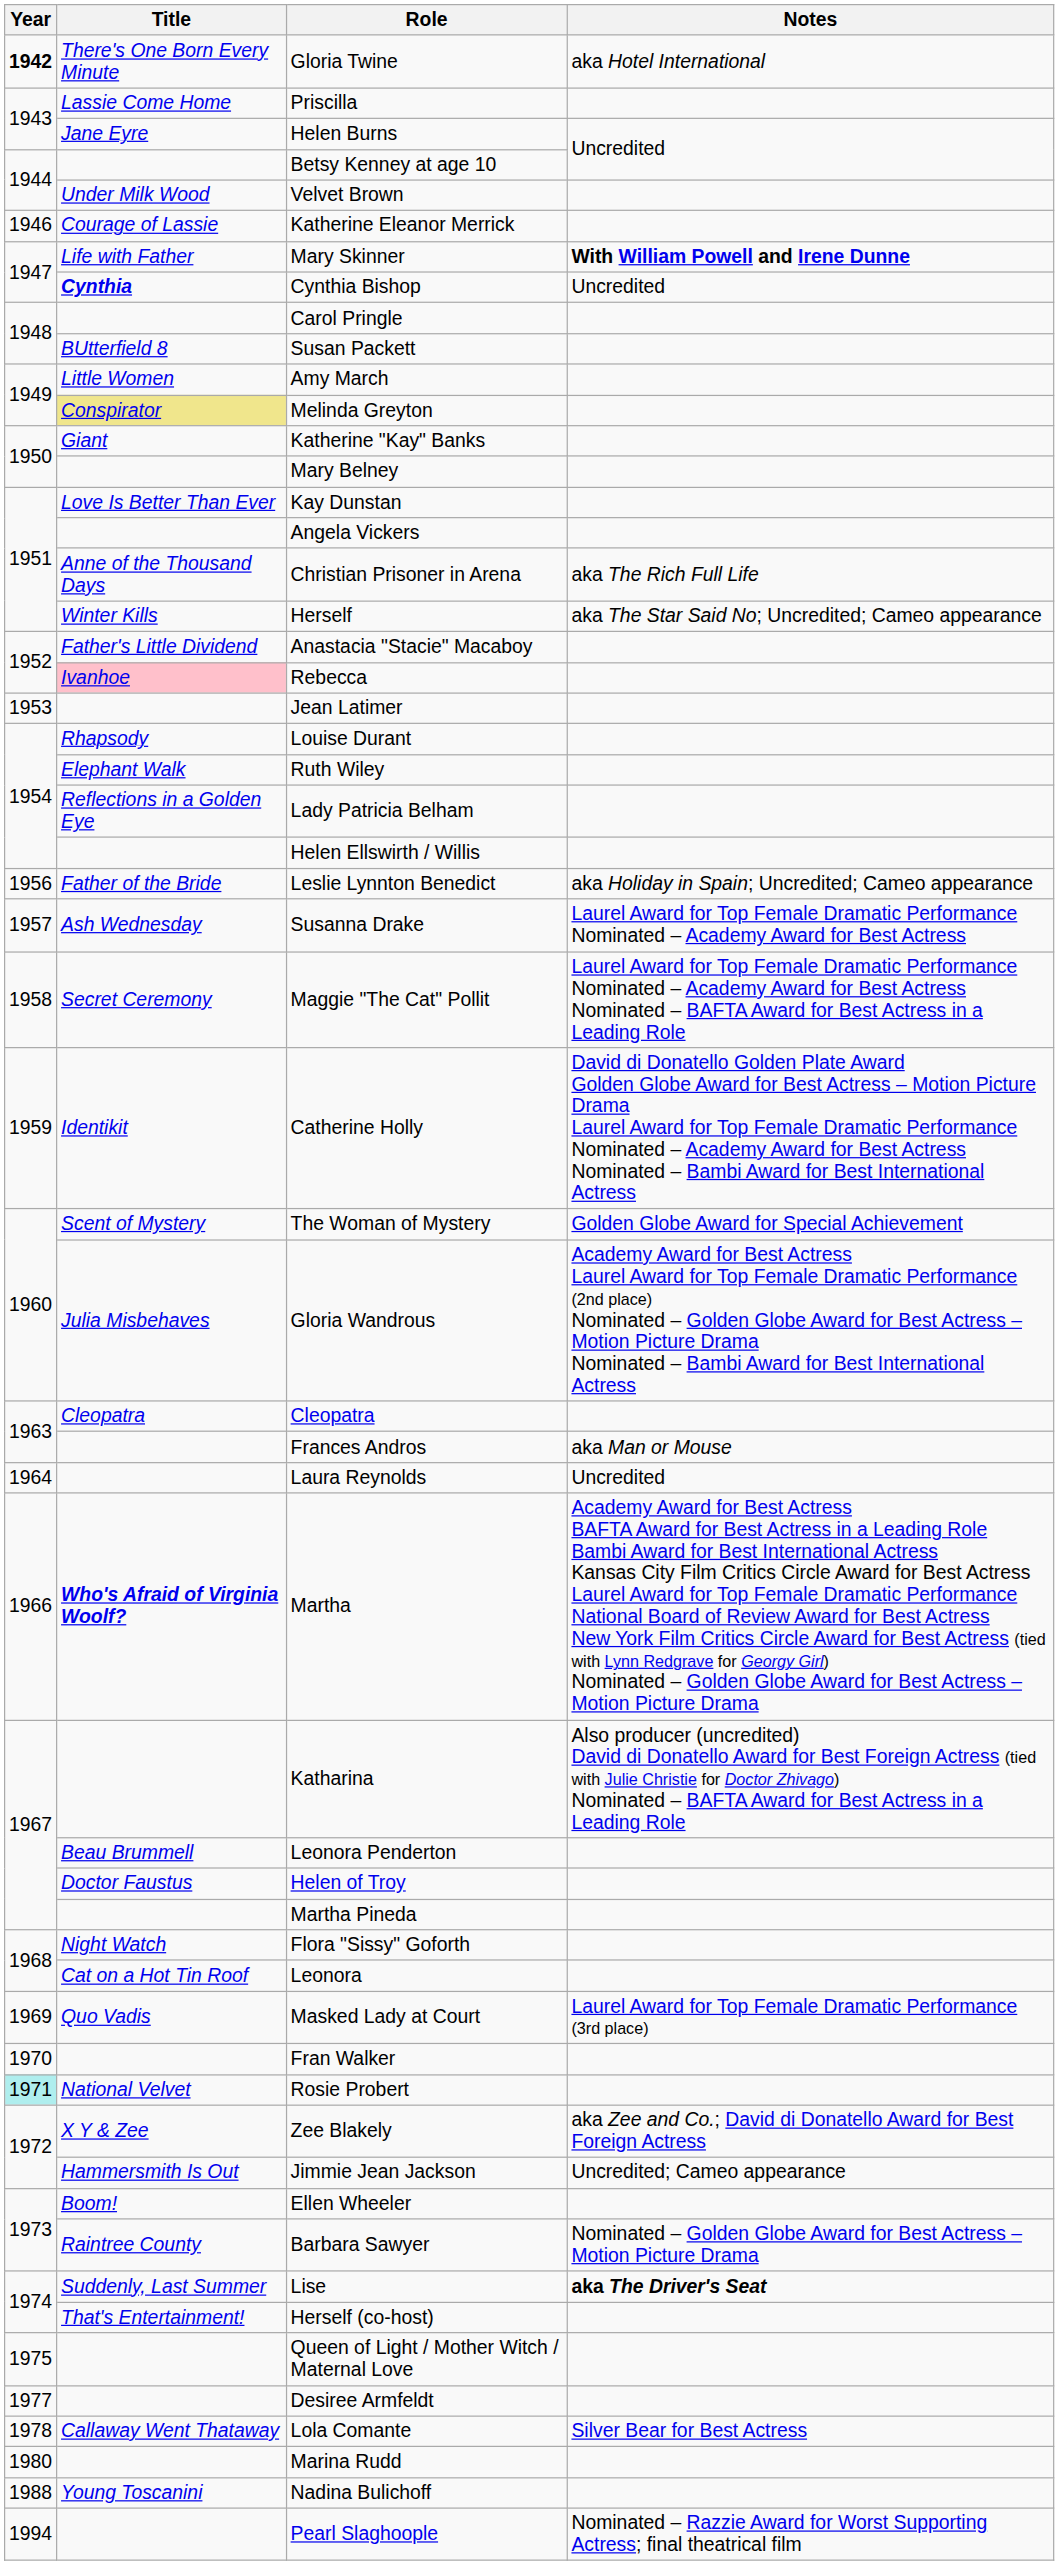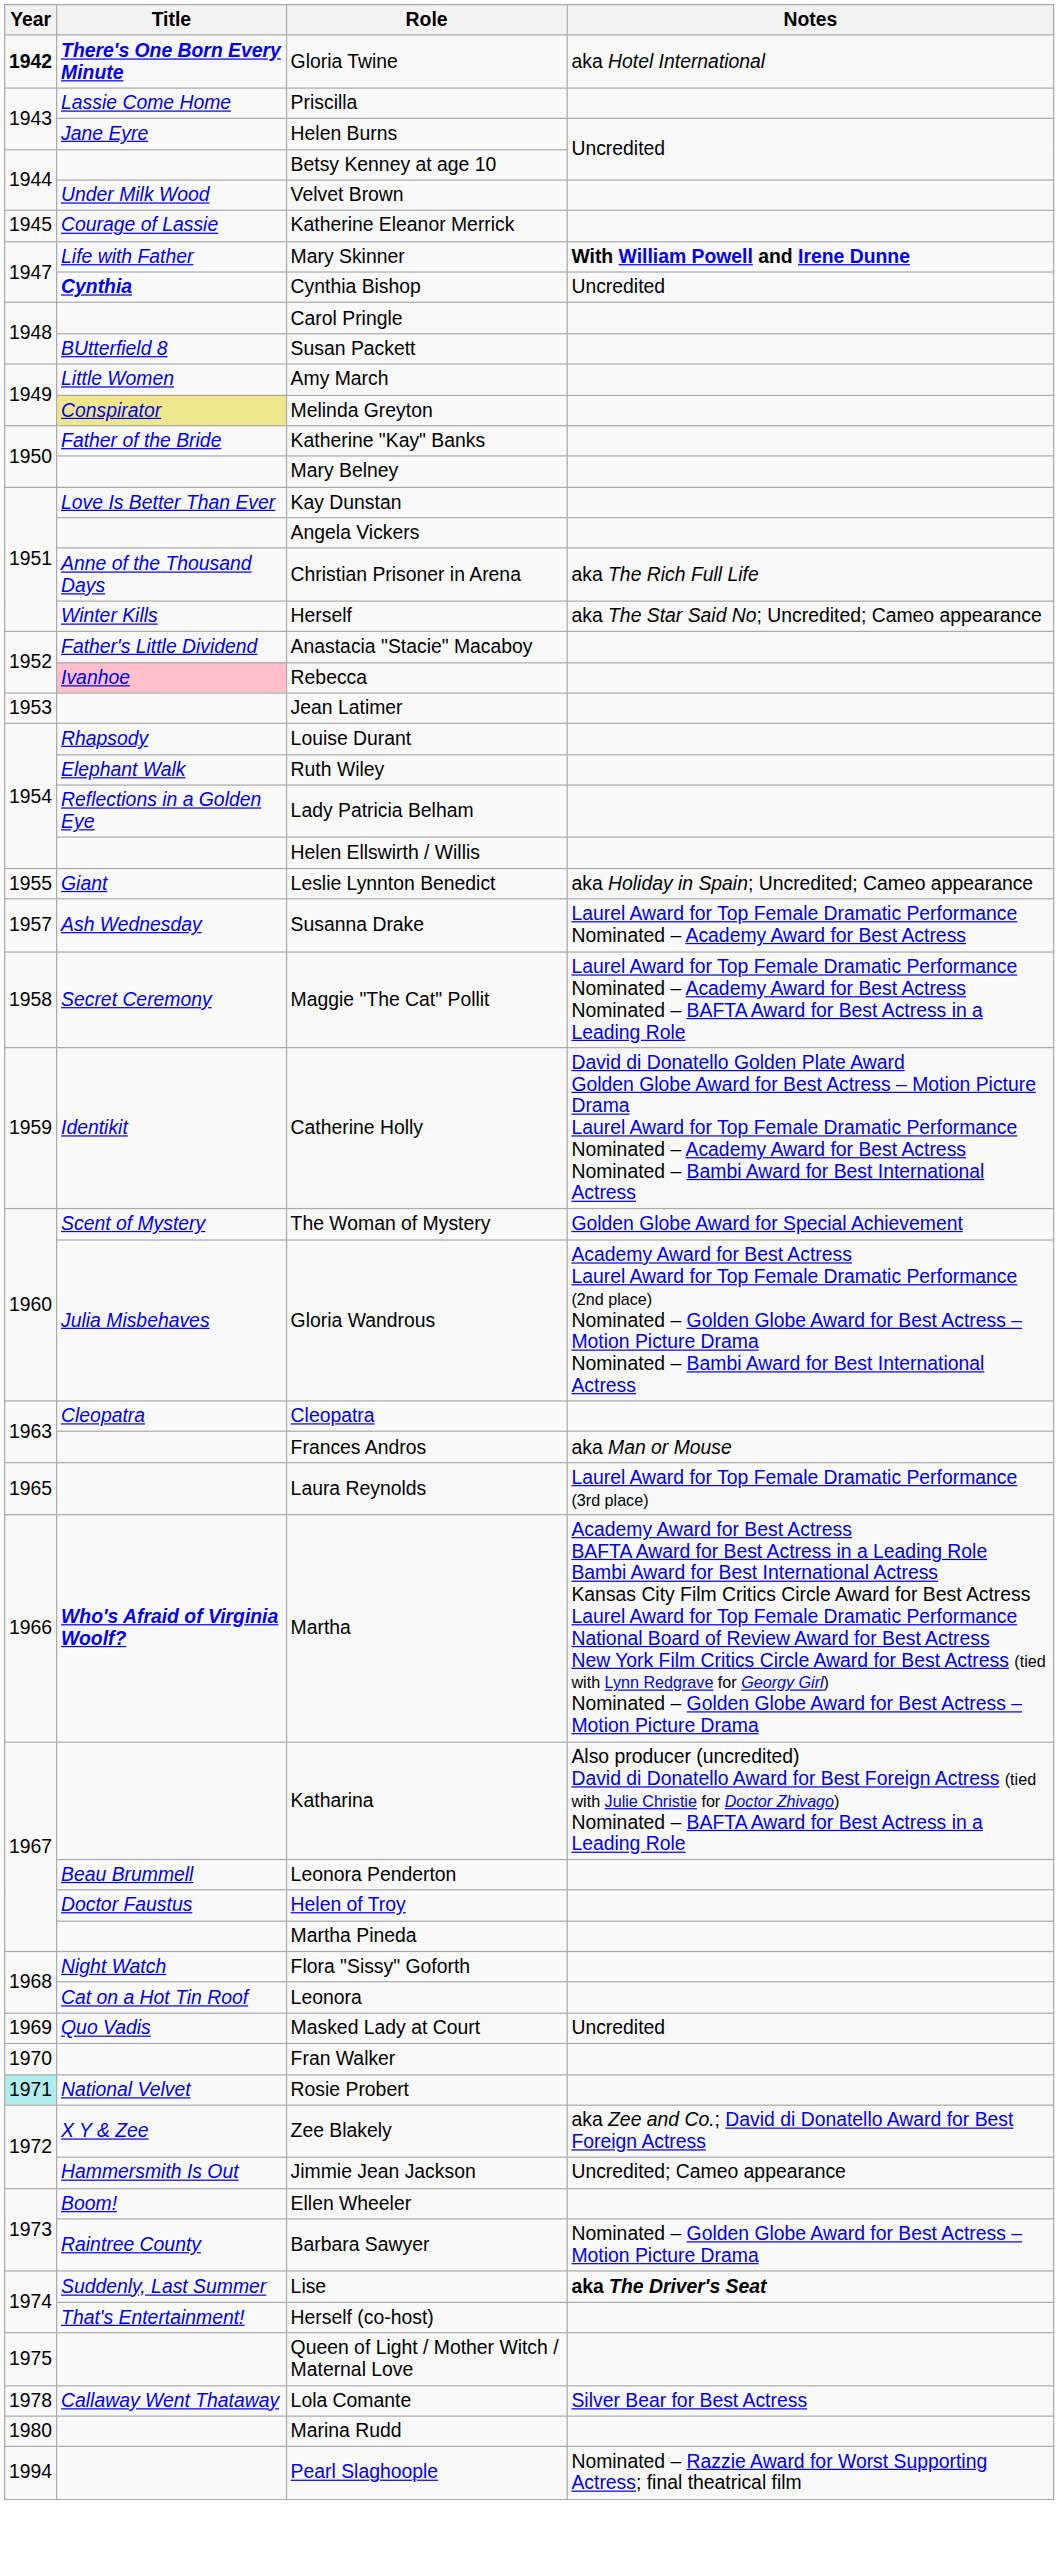(165, 61) normal -> (171, 61) bold
(31, 225) 1946 -> (31, 225) 1945
(84, 440) Giant -> (141, 440) Father of the Bride
(31, 883) 1956 -> (31, 883) 1955
(141, 883) Father of the Bride -> (84, 883) Giant
(31, 1477) 1964 -> (31, 1488) 1965
(618, 1477) Uncredited -> (794, 1488) Laurel Award for Top Female Dramatic Performance (3rd place)
(794, 2017) Laurel Award for Top Female Dramatic Performance (3rd place) -> (618, 2028) Uncredited
- row: (362, 2400)
- row: (361, 2492)
